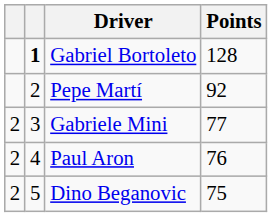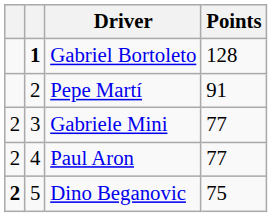(217, 89) 92 -> (217, 89) 91
(217, 158) 76 -> (217, 158) 77
(15, 192) normal -> (15, 192) bold
